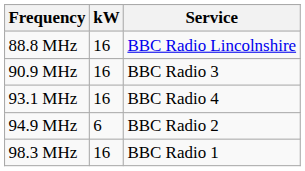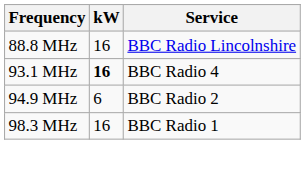- row: (43, 71)
(102, 98) normal -> (102, 71) bold
